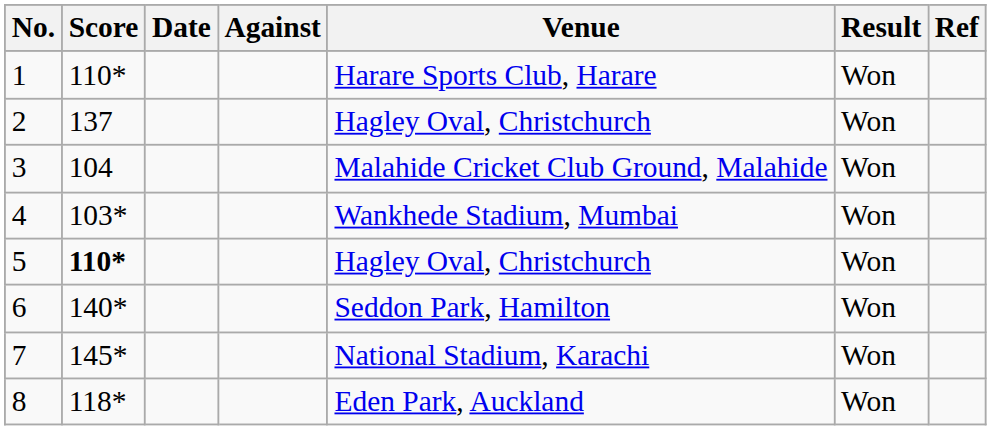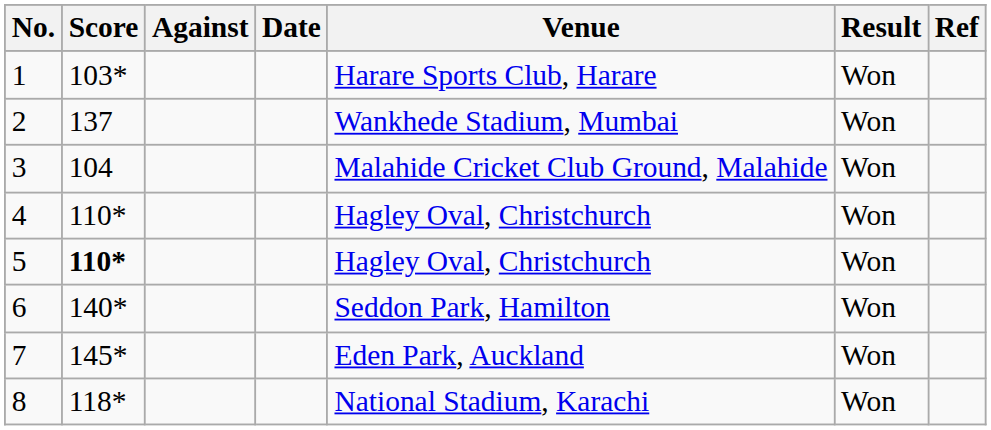columns swapped: (273, 27) <-> (181, 27)
(98, 74) 110* -> (98, 74) 103*
(493, 121) Hagley Oval, Christchurch -> (506, 121) Wankhede Stadium, Mumbai
(98, 214) 103* -> (98, 214) 110*
(506, 214) Wankhede Stadium, Mumbai -> (493, 214) Hagley Oval, Christchurch
(492, 354) National Stadium, Karachi -> (459, 354) Eden Park, Auckland
(459, 401) Eden Park, Auckland -> (492, 401) National Stadium, Karachi
